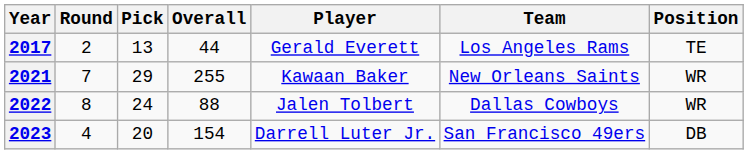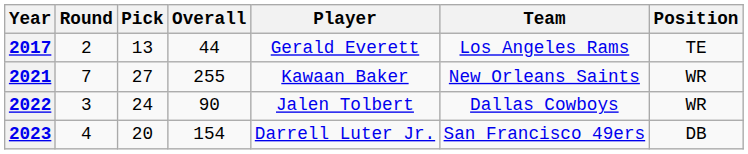(142, 77) 29 -> (142, 77) 27
(86, 106) 8 -> (86, 106) 3
(209, 106) 88 -> (209, 106) 90
